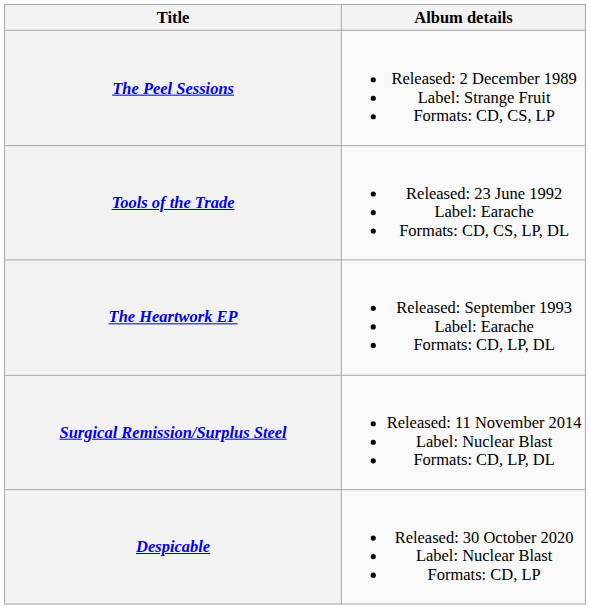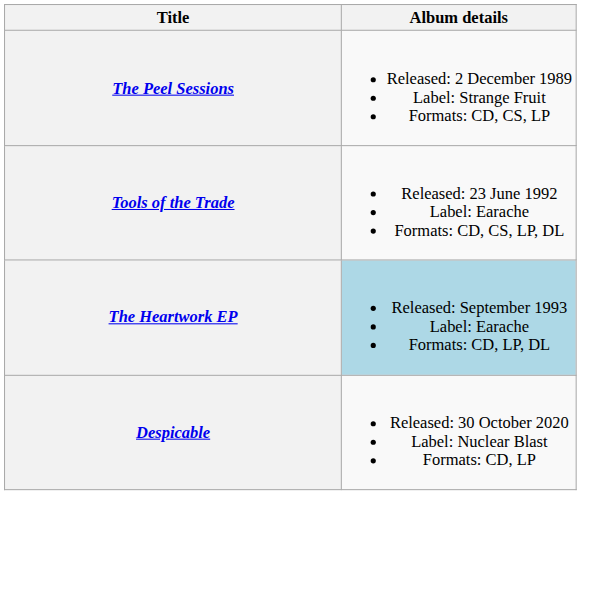(464, 327) no background -> (459, 327) lightblue background
- row: (173, 432)
